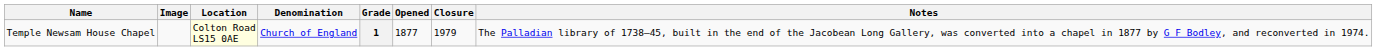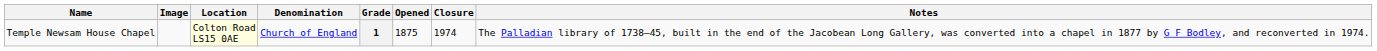(406, 33) 1877 -> (406, 33) 1875
(445, 33) 1979 -> (445, 33) 1974
